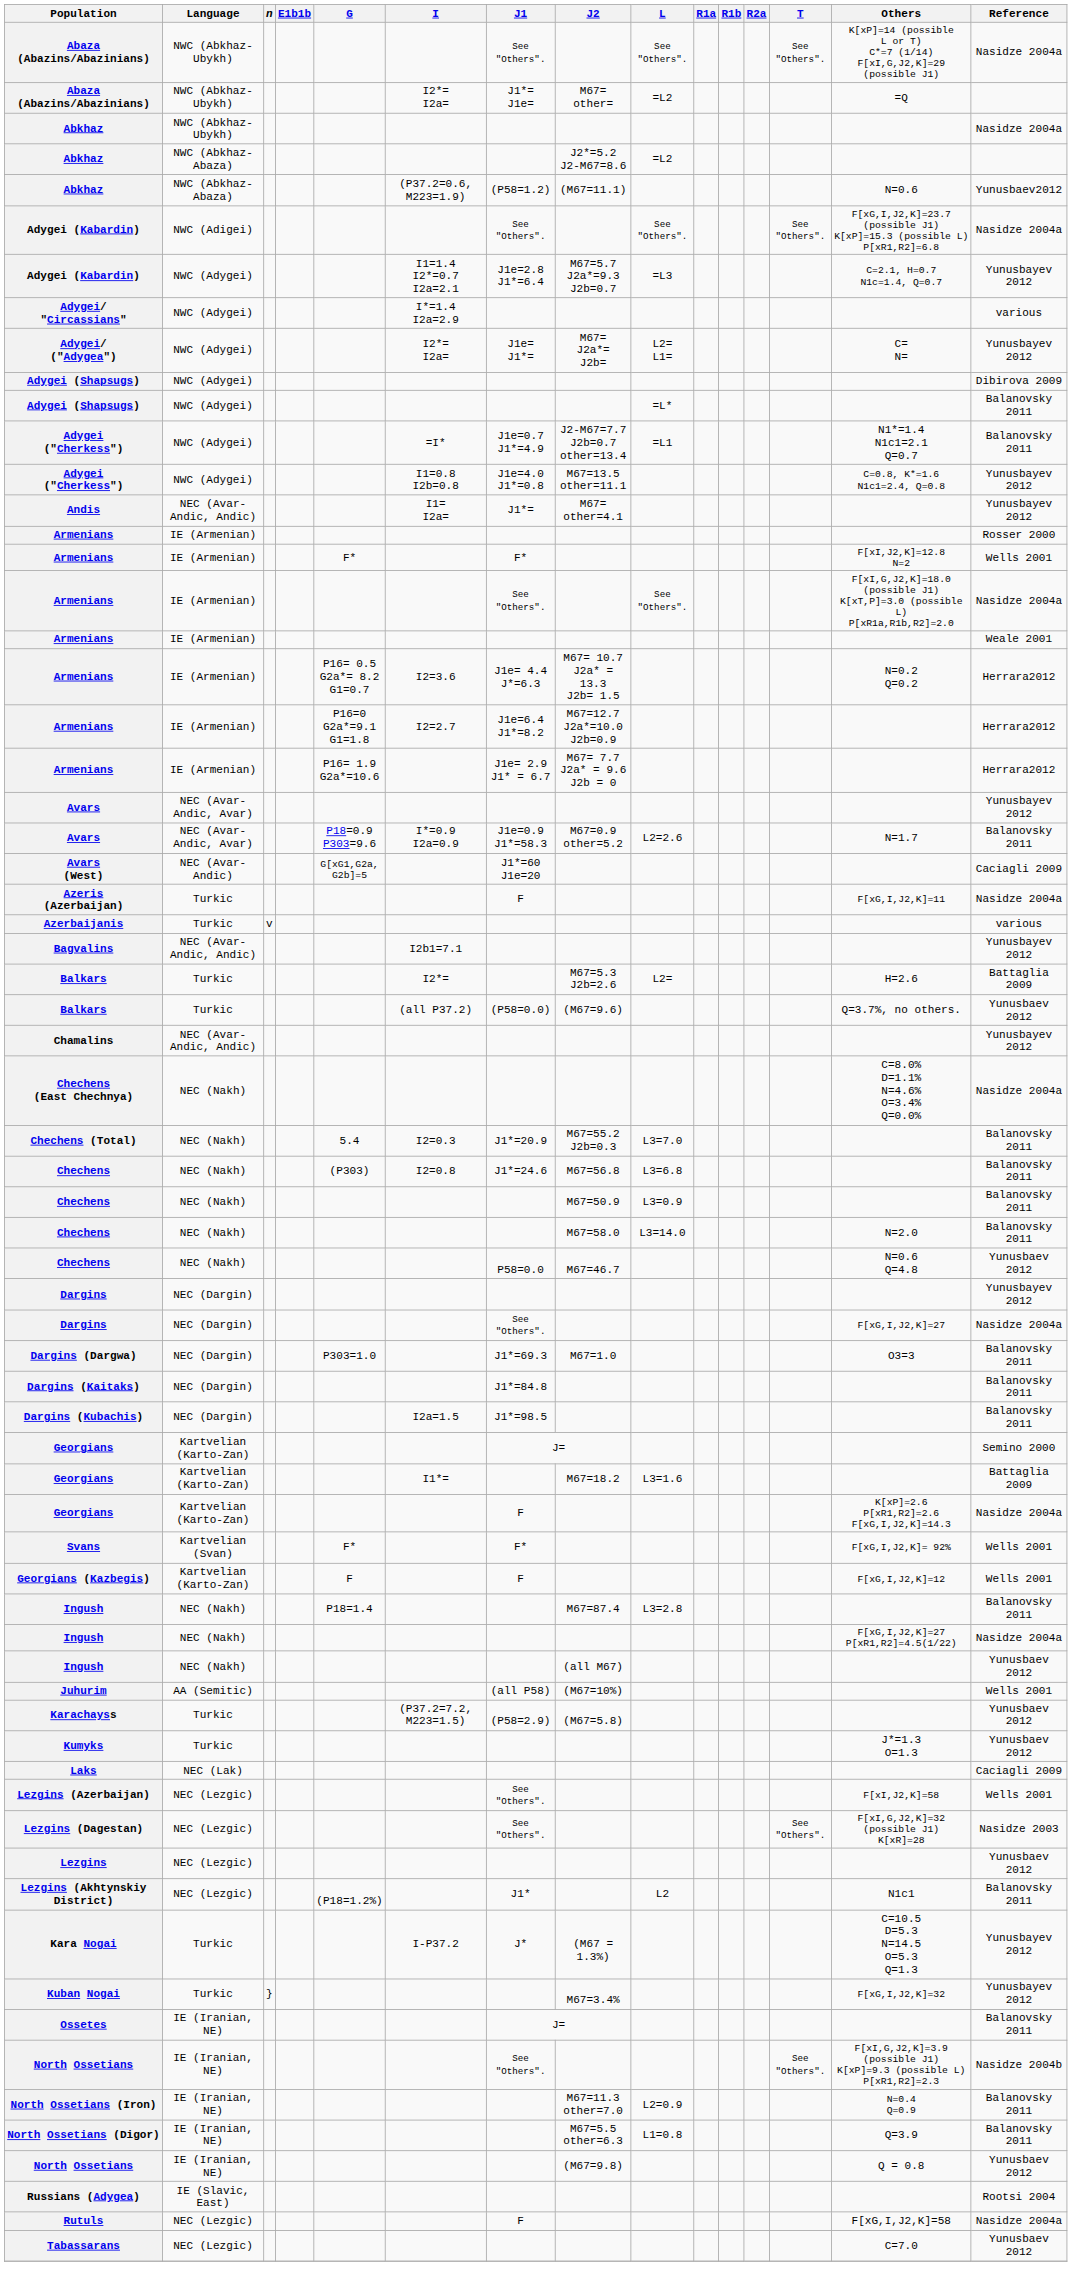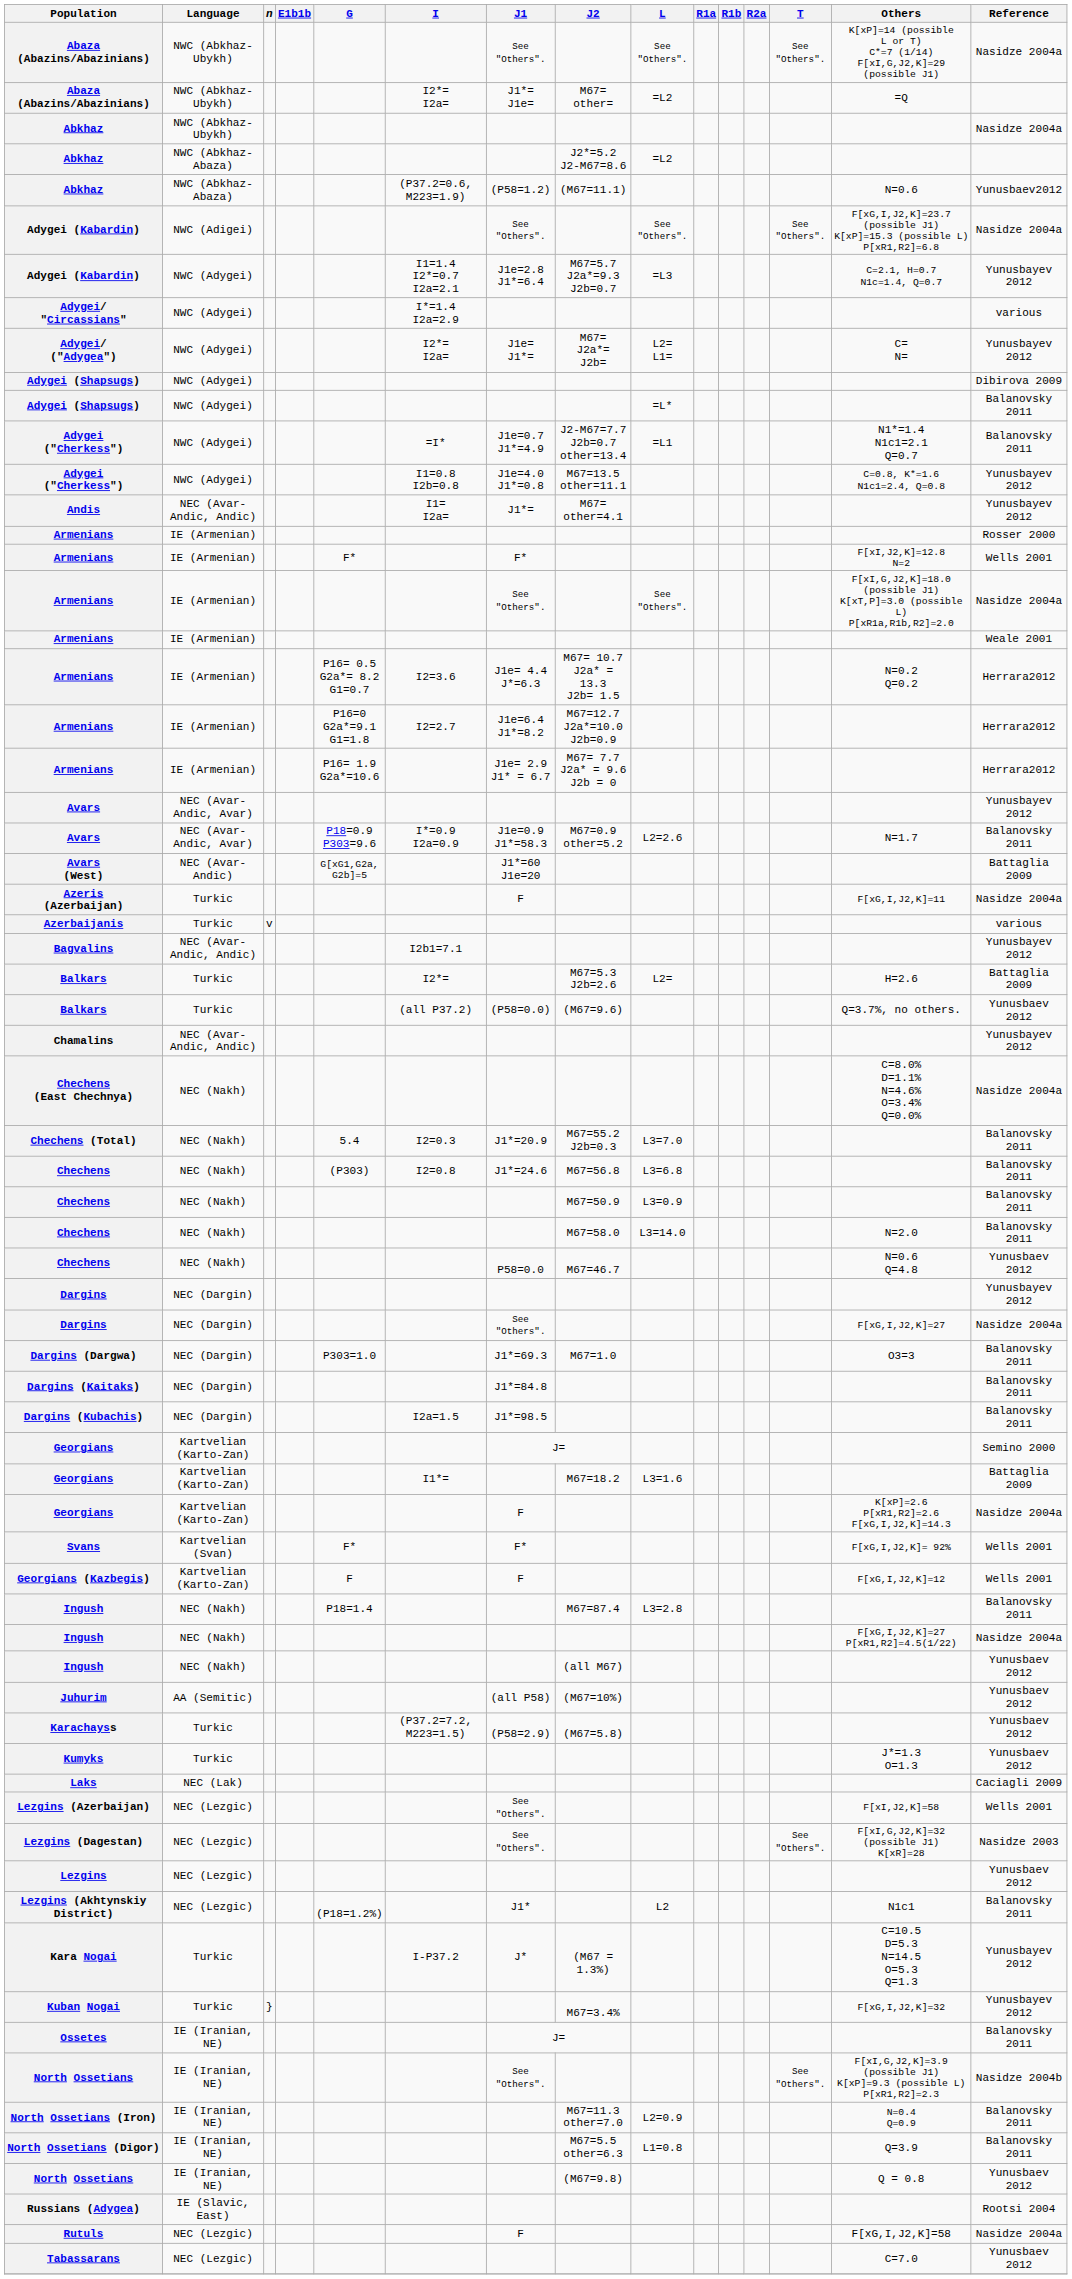(1019, 869) Caciagli 2009 -> (1019, 869) Battaglia 2009
(1019, 1691) Wells 2001 -> (1019, 1697) Yunusbaev 2012
